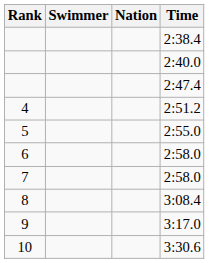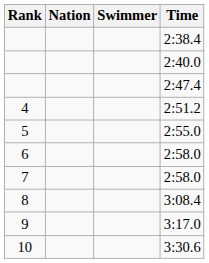columns swapped: (78, 16) <-> (136, 16)
